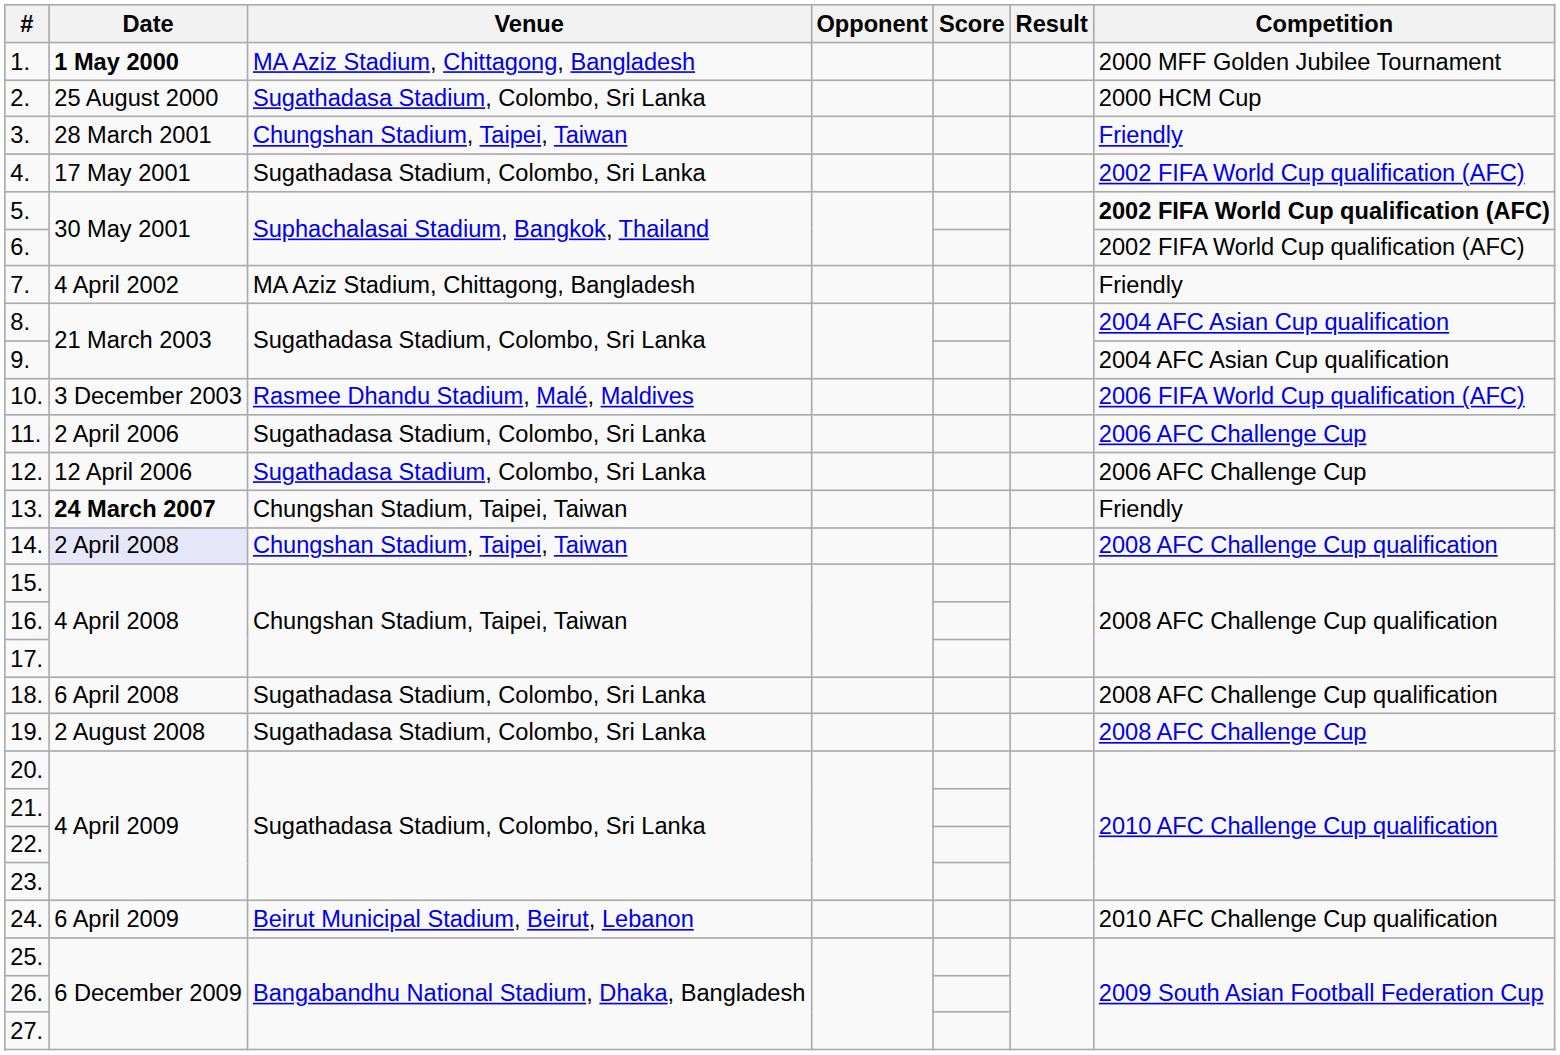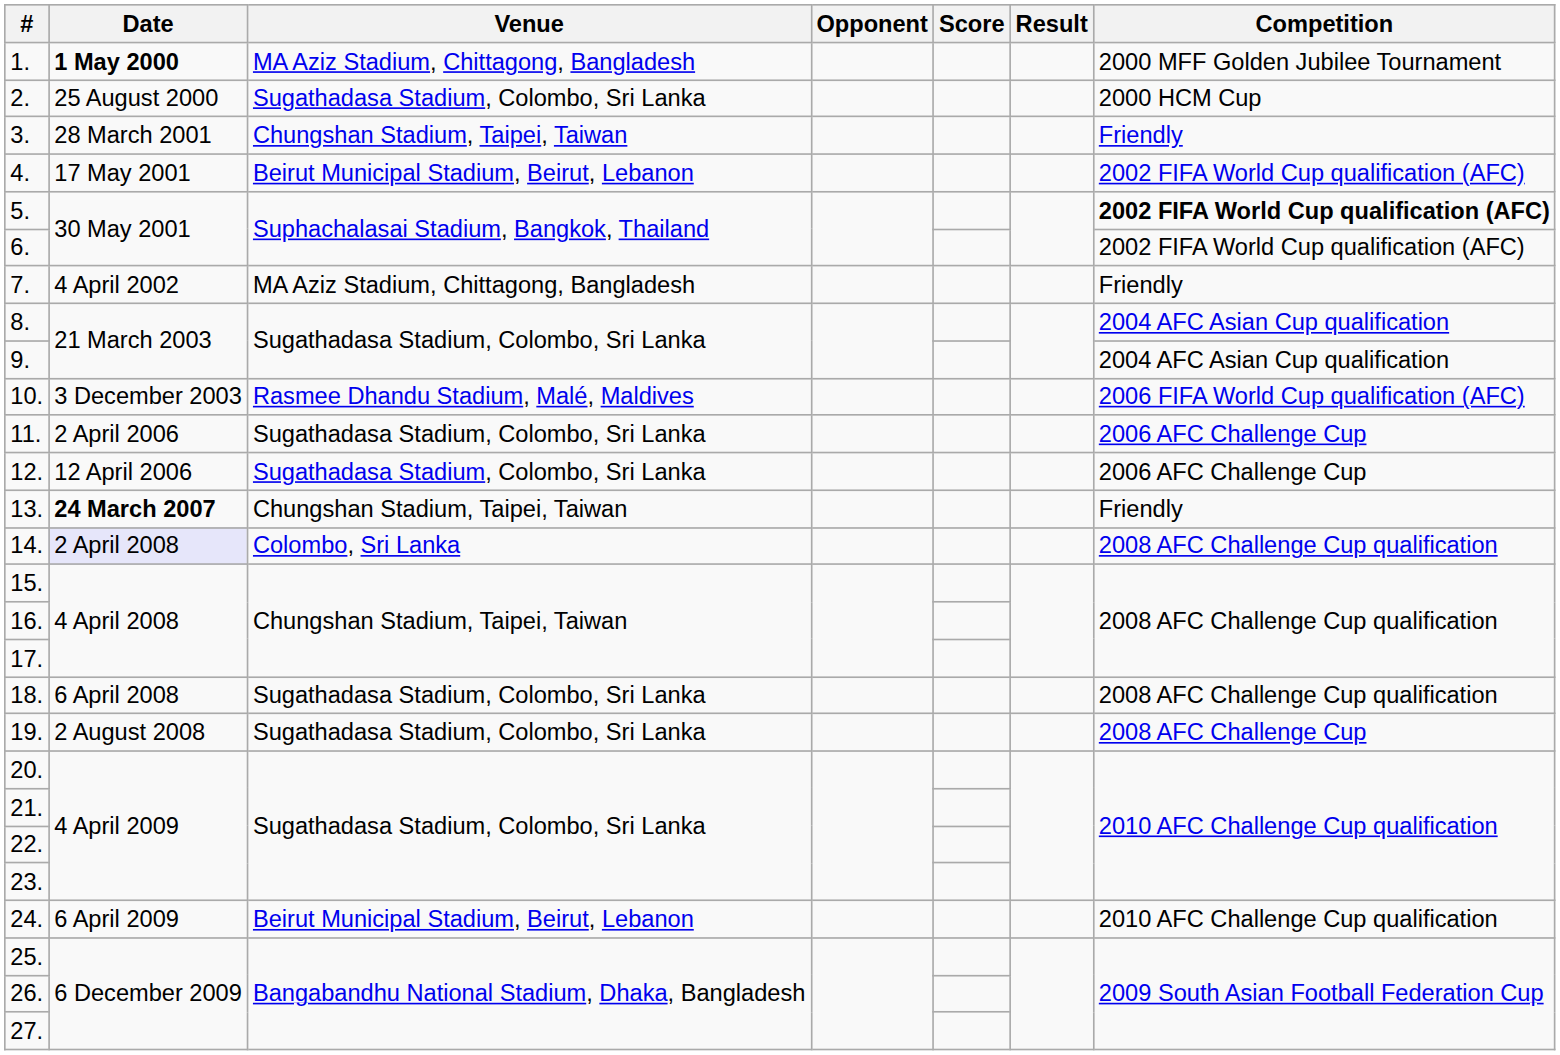(479, 173) Sugathadasa Stadium, Colombo, Sri Lanka -> (473, 173) Beirut Municipal Stadium, Beirut, Lebanon
(440, 546) Chungshan Stadium, Taipei, Taiwan -> (357, 546) Colombo, Sri Lanka
